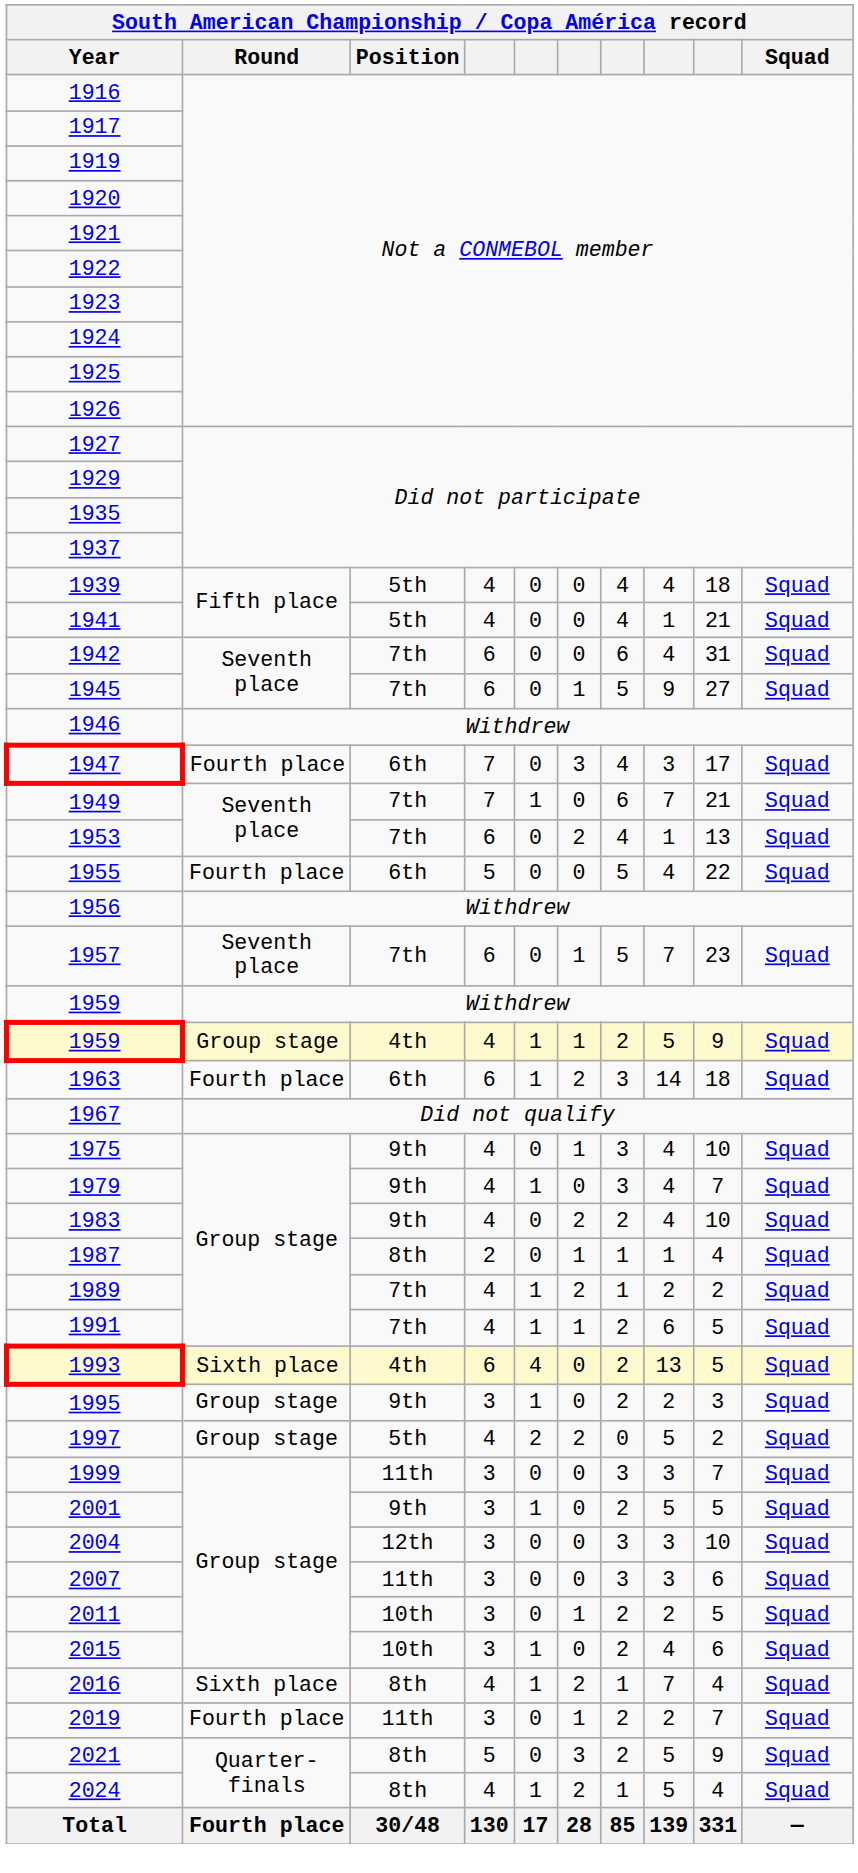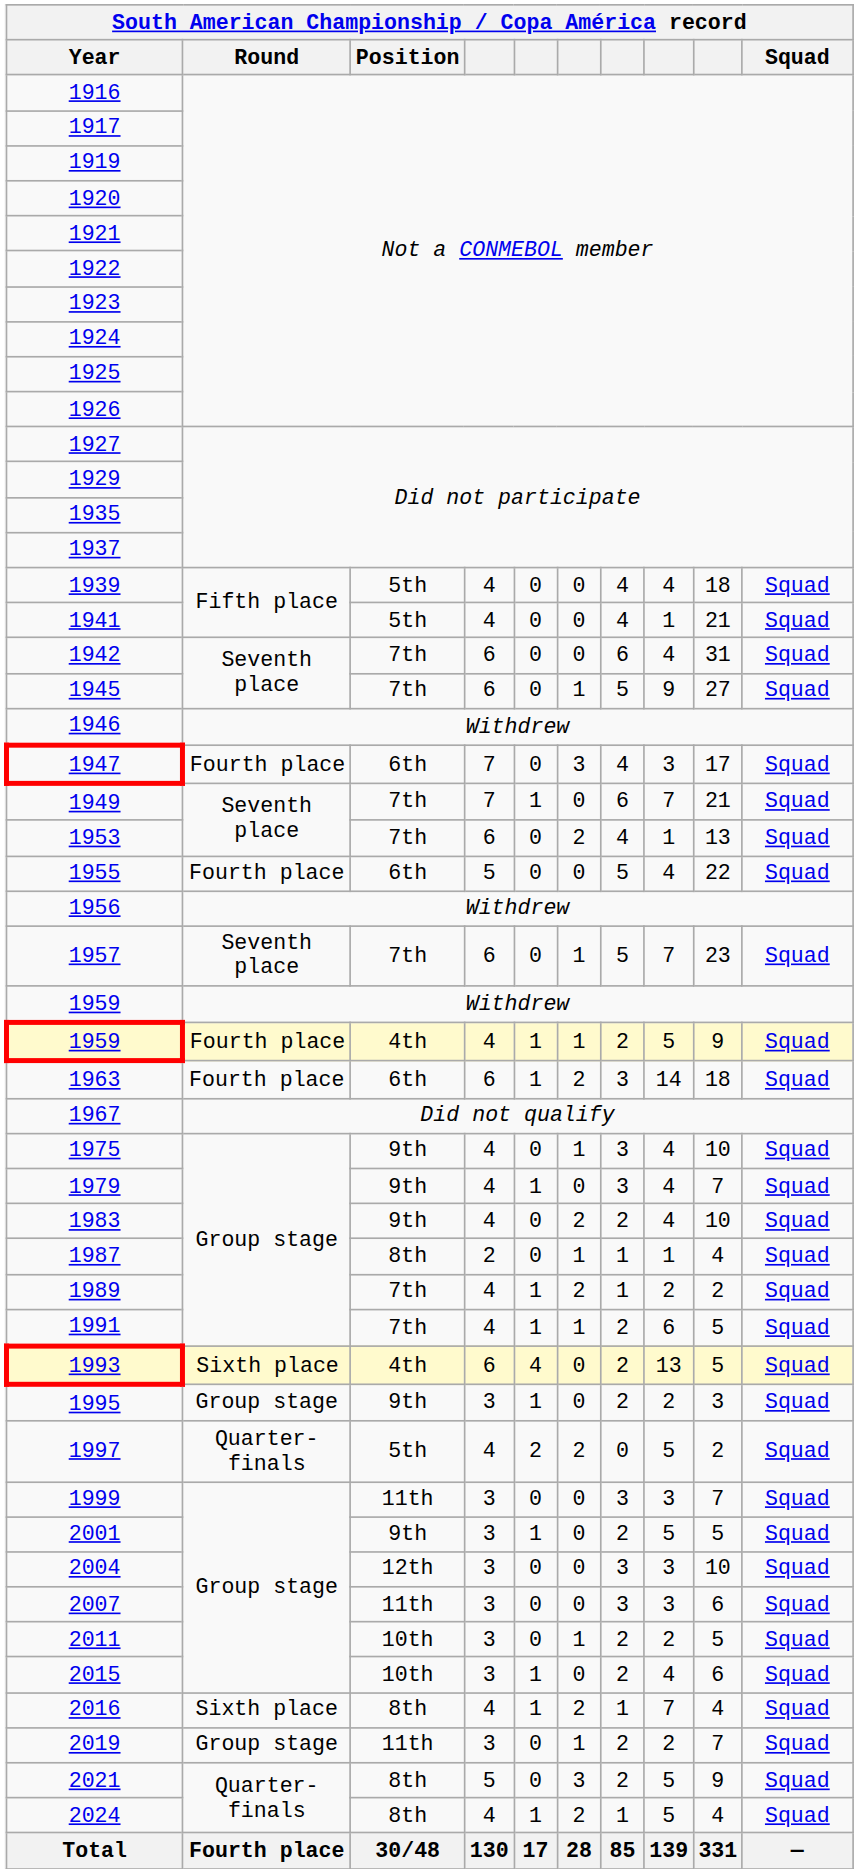(268, 1042) Group stage -> (268, 1042) Fourth place
(267, 1439) Group stage -> (267, 1451) Quarter-finals
(267, 1720) Fourth place -> (267, 1745) Group stage
